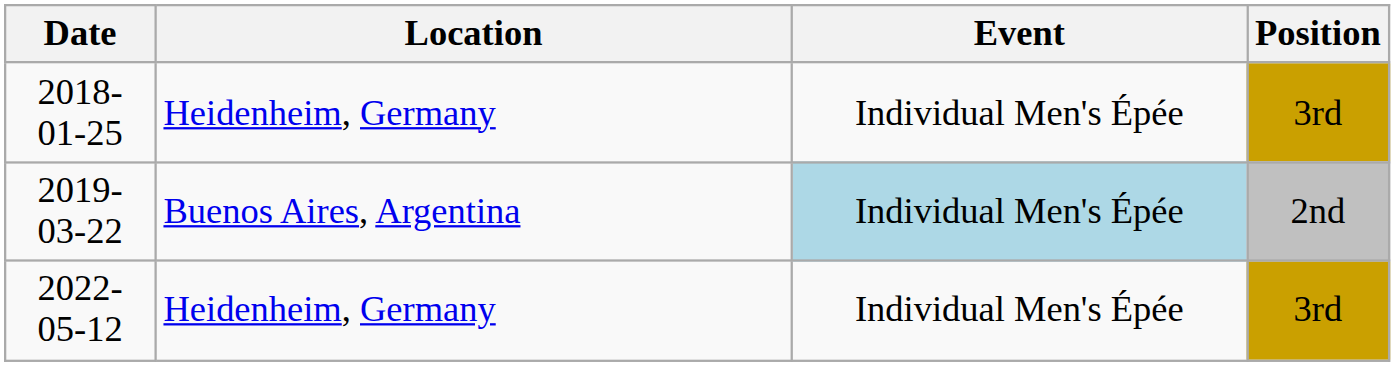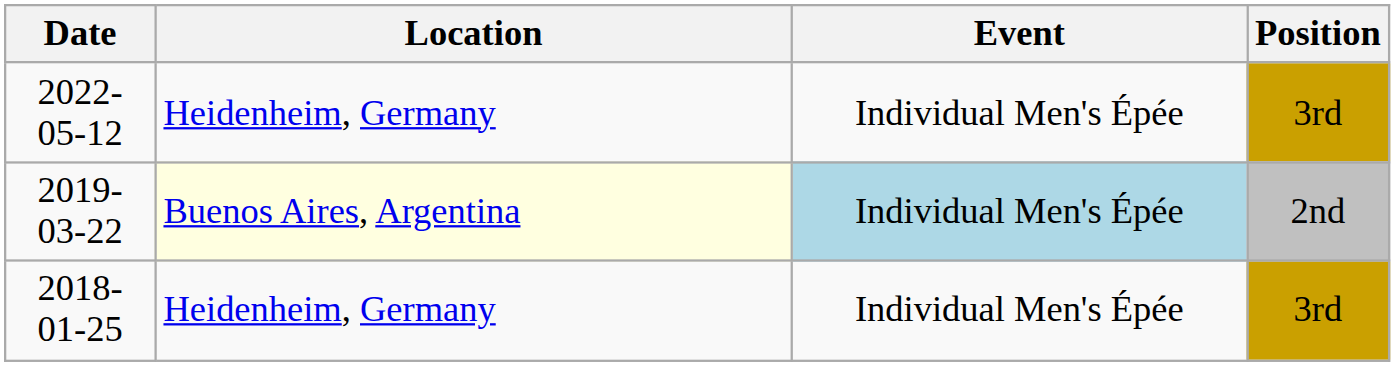rows swapped: (80, 111) <-> (80, 309)
(342, 210) no background -> (342, 210) lightyellow background
